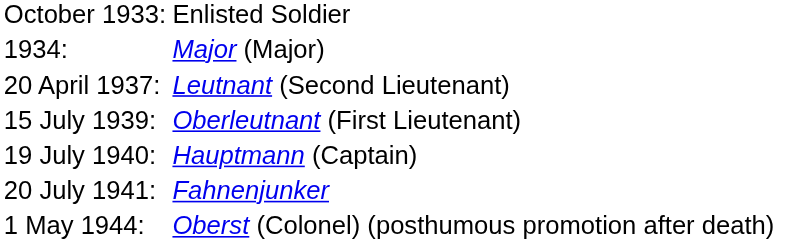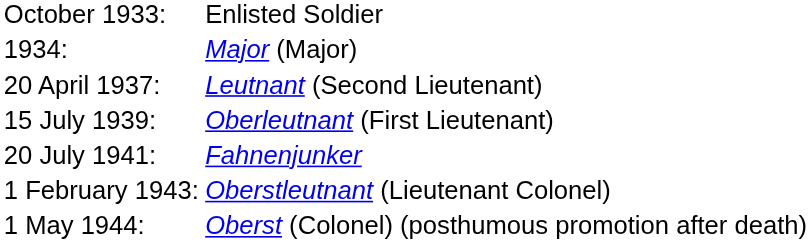- row: (80, 155)
+ row: (101, 190)
